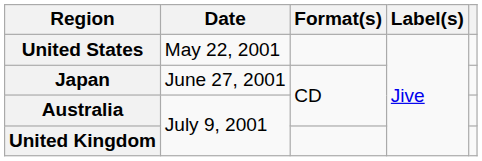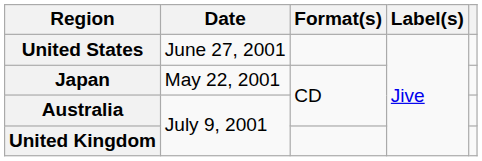(222, 49) May 22, 2001 -> (225, 49) June 27, 2001
(225, 79) June 27, 2001 -> (222, 79) May 22, 2001
